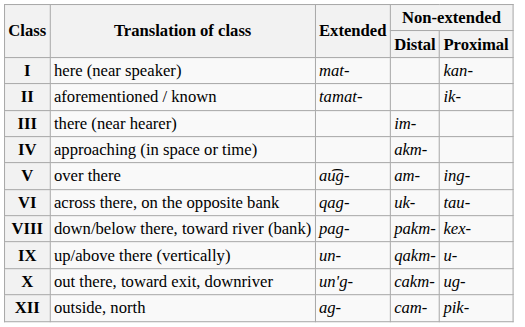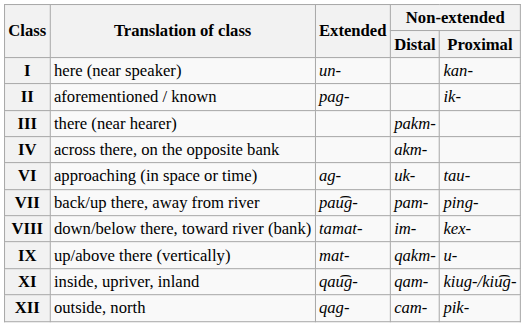(334, 70) mat- -> (330, 70) un-
(341, 96) tamat- -> (334, 96) pag-
(405, 123) im- -> (415, 123) pakm-
(156, 149) approaching (in space or time) -> (167, 149) across there, on the opposite bank
- row: (27, 176)
(167, 202) across there, on the opposite bank -> (156, 176) approaching (in space or time)
(334, 202) qag- -> (330, 176) ag-
+ row: (27, 202)
(334, 228) pag- -> (341, 228) tamat-
(415, 228) pakm- -> (405, 228) im-
(330, 255) un- -> (334, 255) mat-
- row: (27, 281)
+ row: (27, 281)
(330, 307) ag- -> (334, 307) qag-
